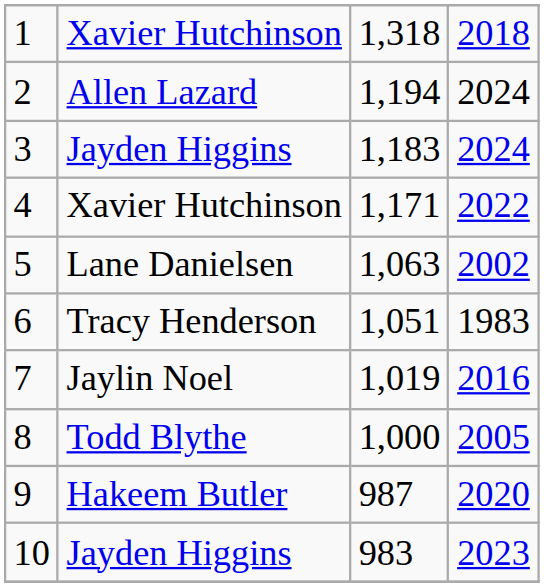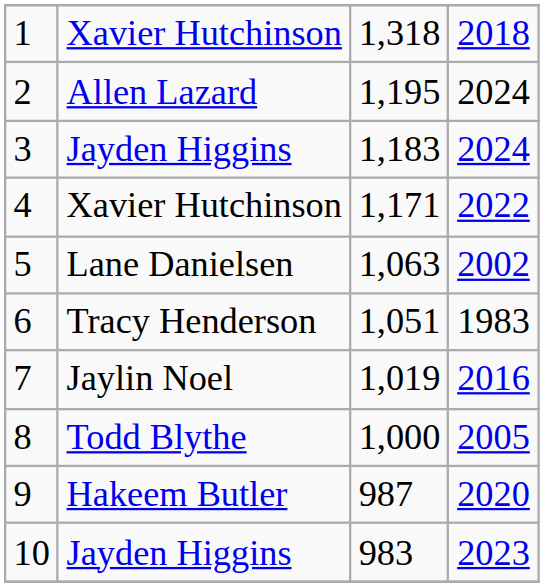(400, 90) 1,194 -> (400, 90) 1,195
